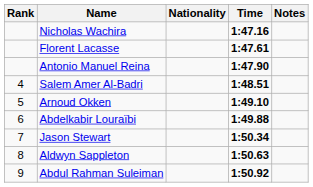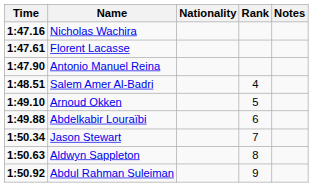columns swapped: (21, 13) <-> (250, 13)
